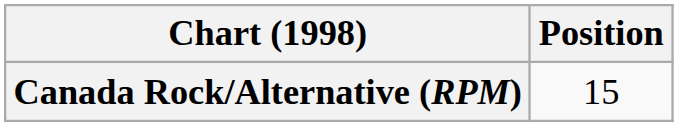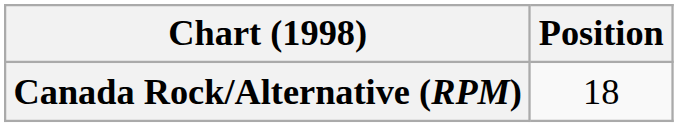(601, 90) 15 -> (601, 90) 18
